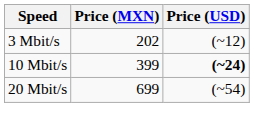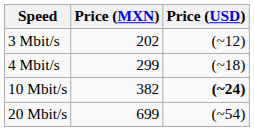+ row: (34, 65)
(148, 65) 399 -> (148, 89) 382
